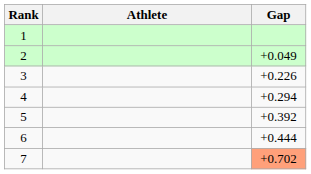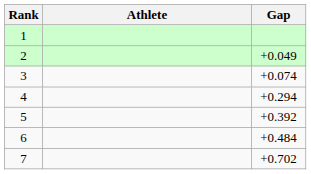(279, 76) +0.226 -> (279, 76) +0.074
(279, 138) +0.444 -> (279, 138) +0.484
(279, 158) lightsalmon background -> (279, 158) no background
